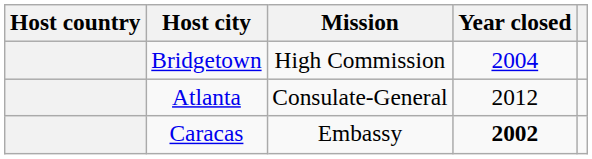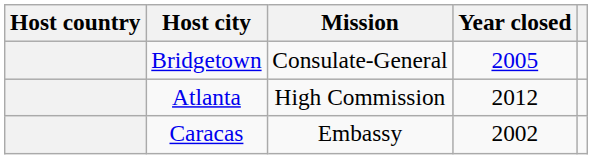(360, 60) High Commission -> (360, 60) Consulate-General
(515, 60) 2004 -> (515, 60) 2005
(360, 97) Consulate-General -> (360, 97) High Commission
(515, 134) bold -> (515, 134) normal
